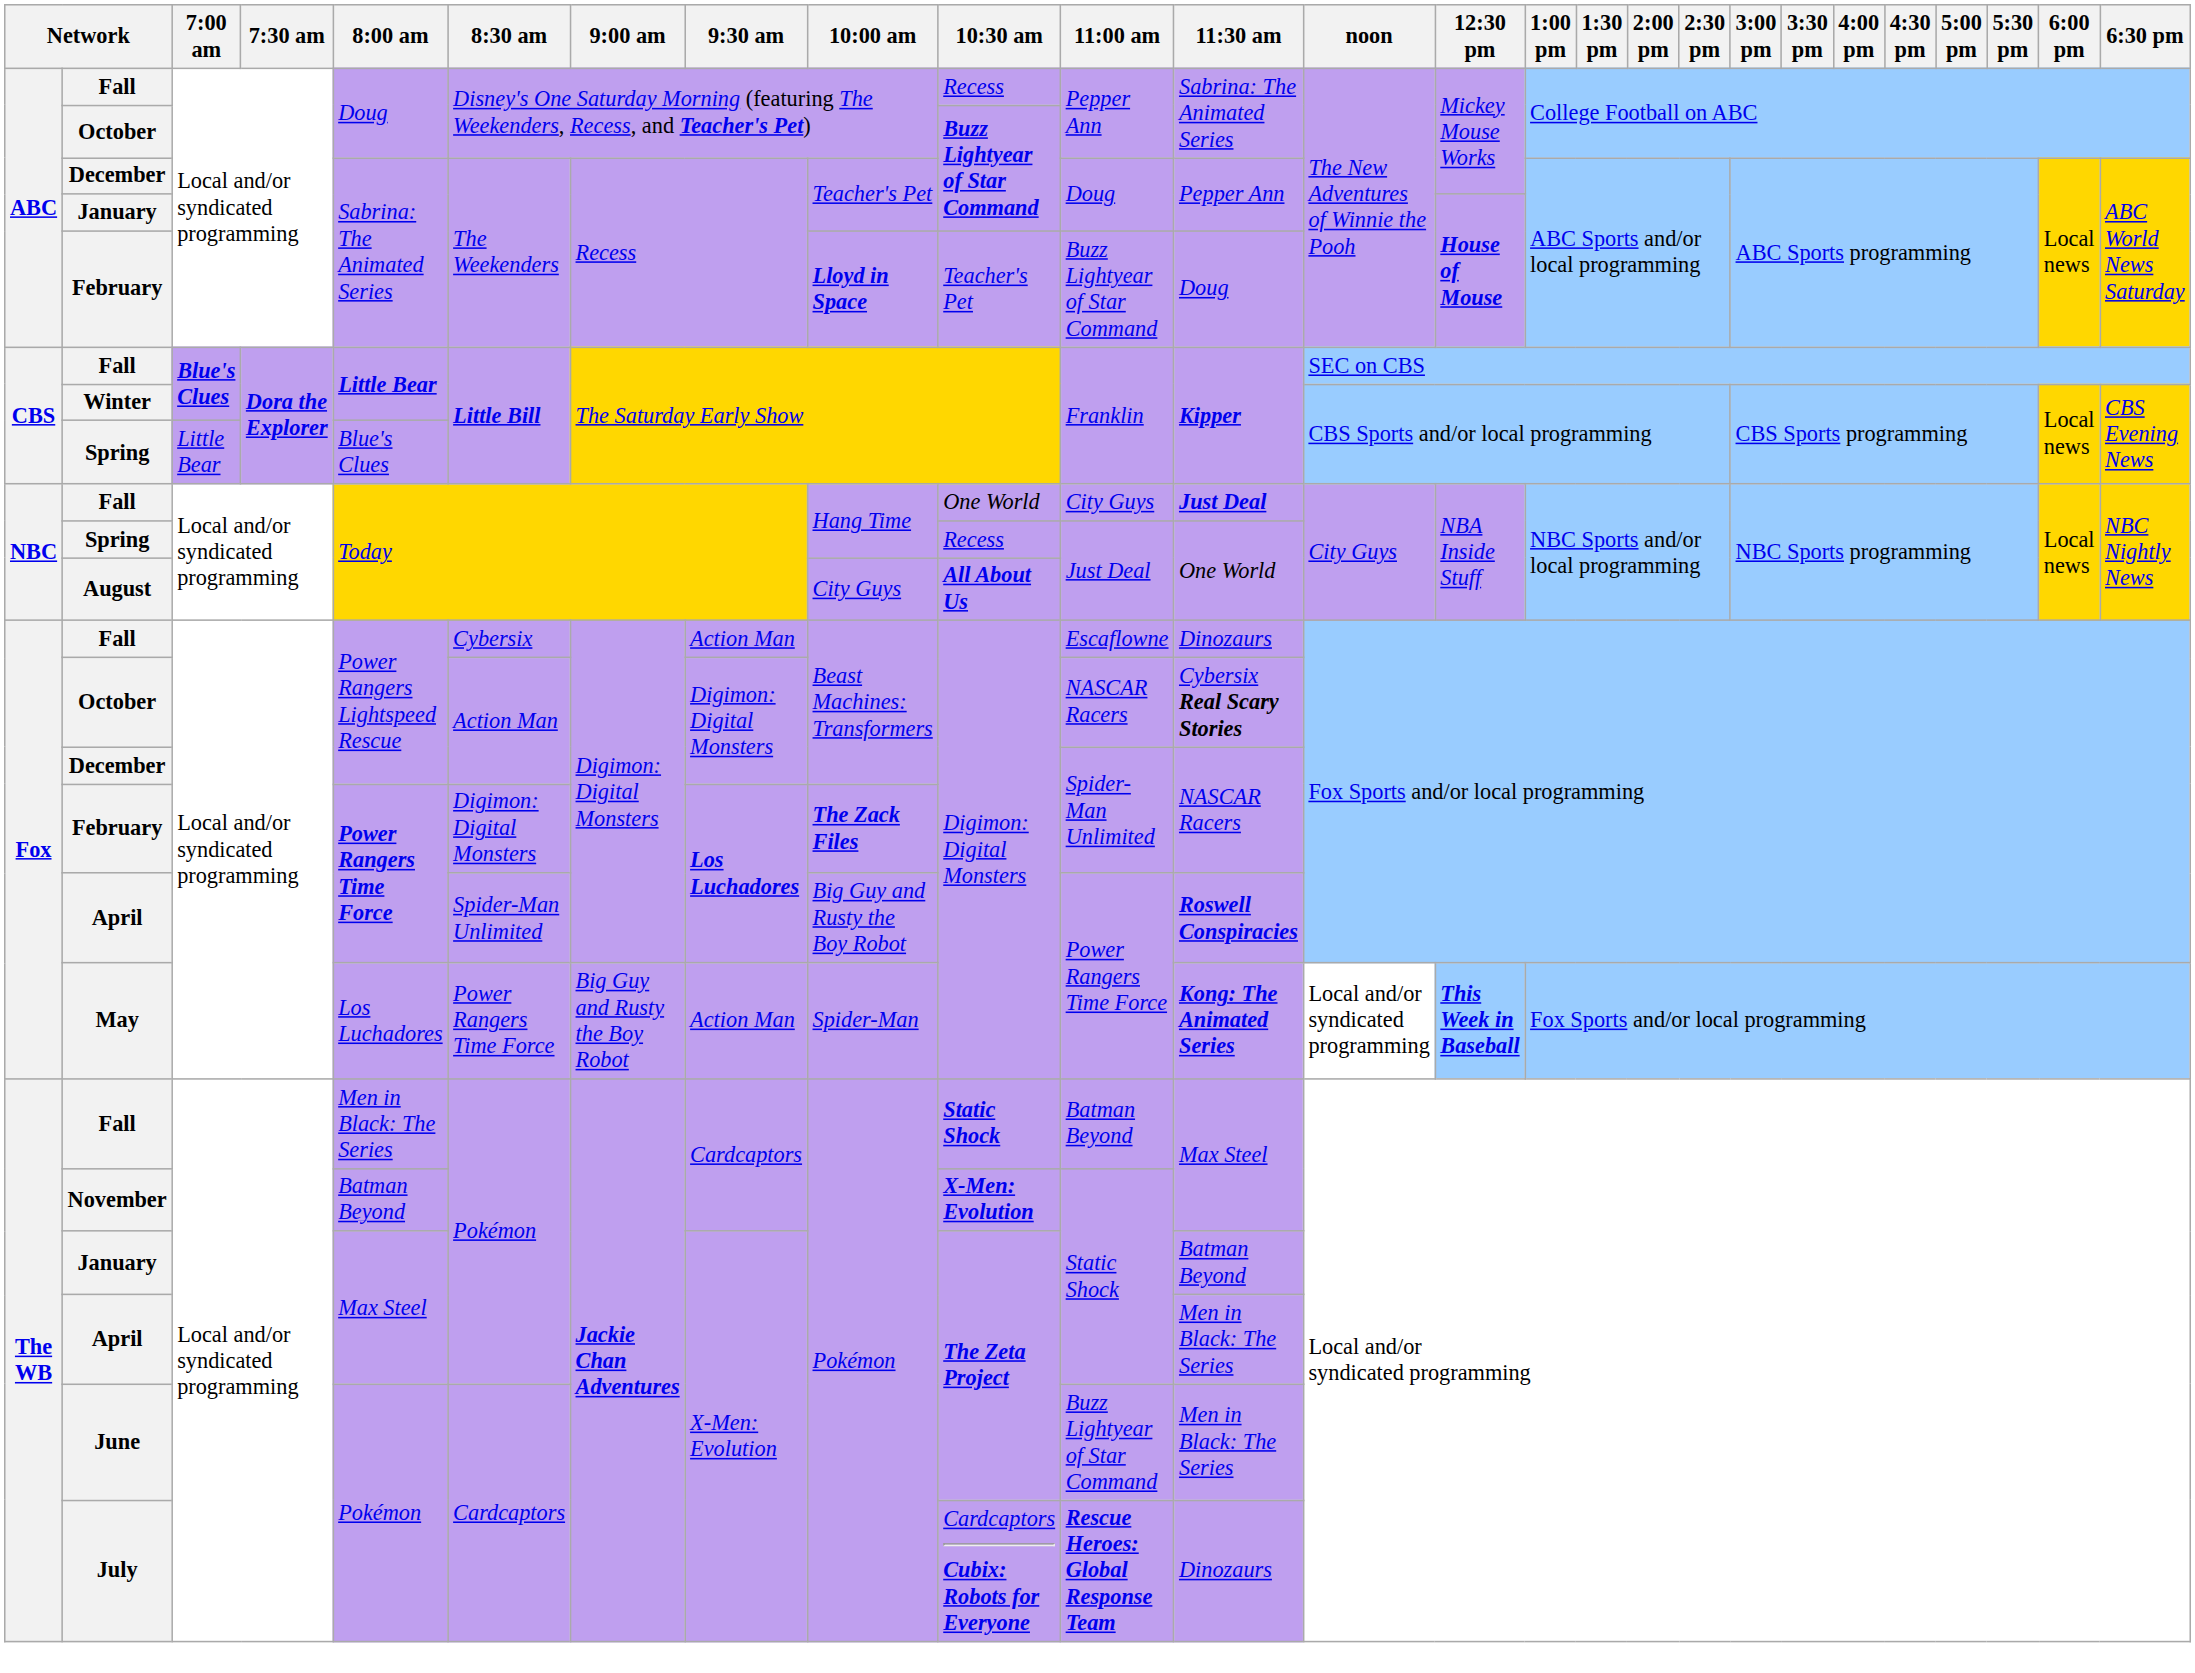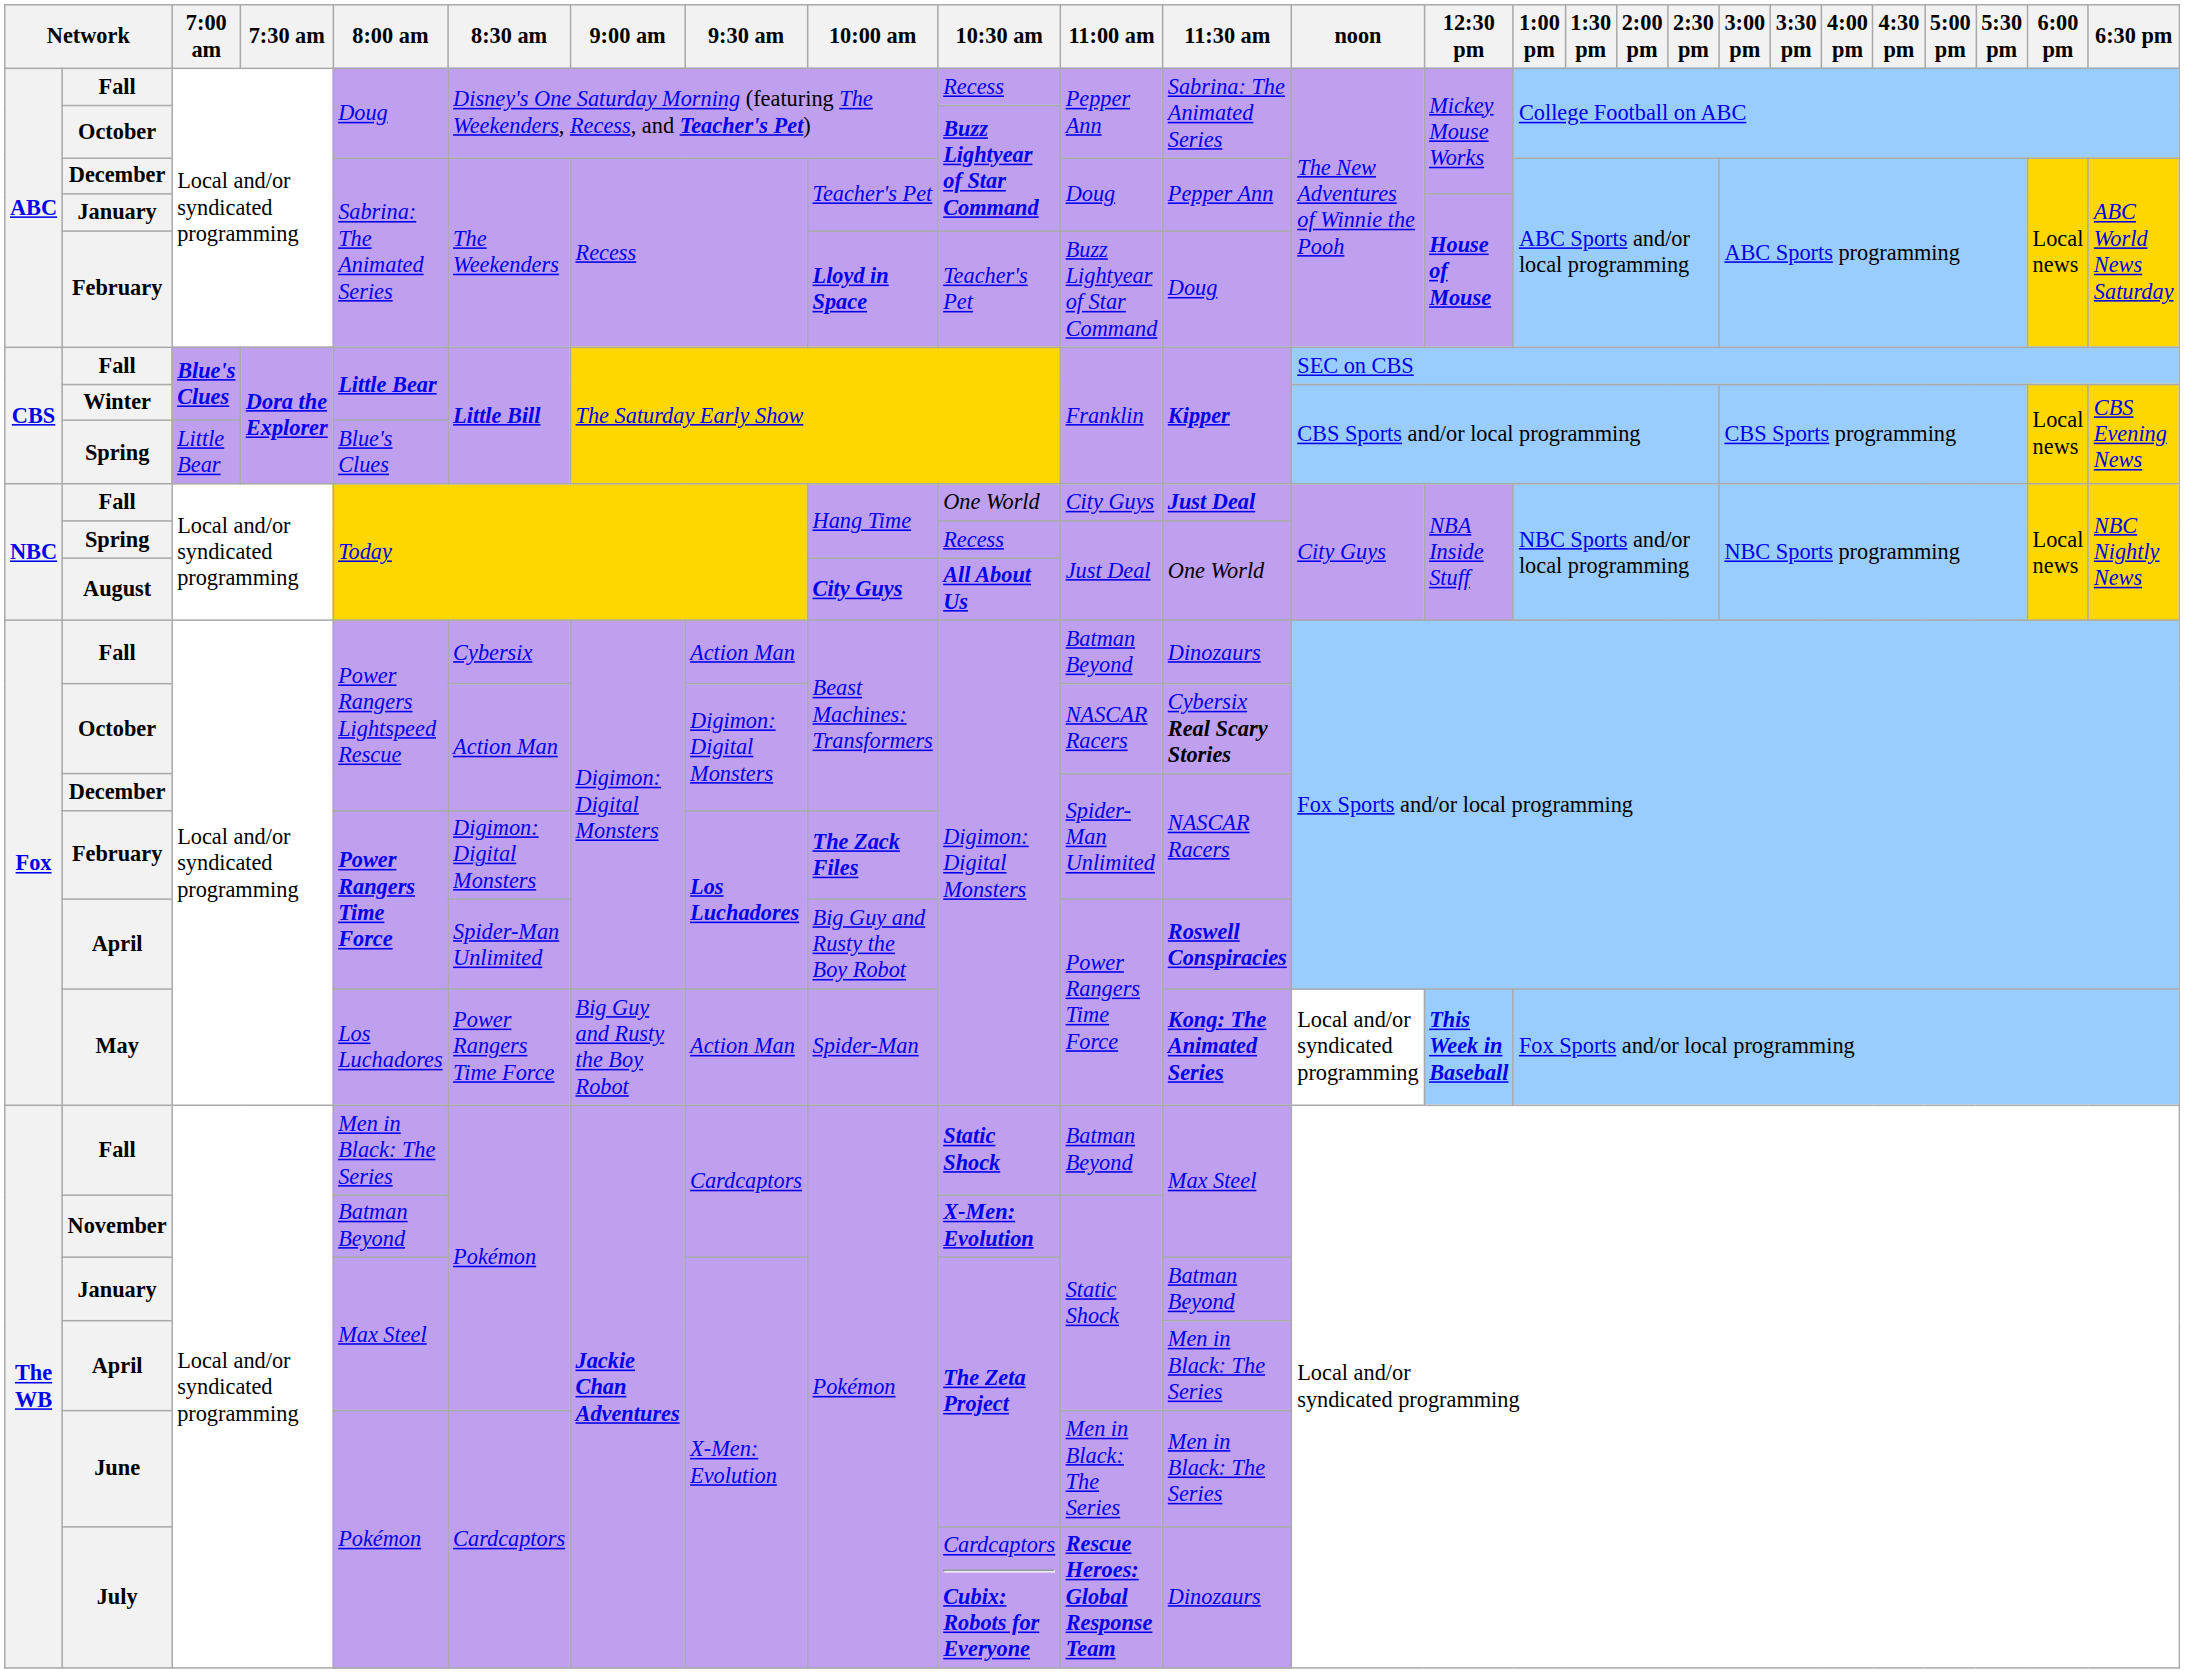(857, 589) normal -> (857, 589) bold
(1117, 639) Escaflowne -> (1100, 652) Batman Beyond
(1112, 1441) Buzz Lightyear of Star Command -> (1097, 1468) Men in Black: The Series
